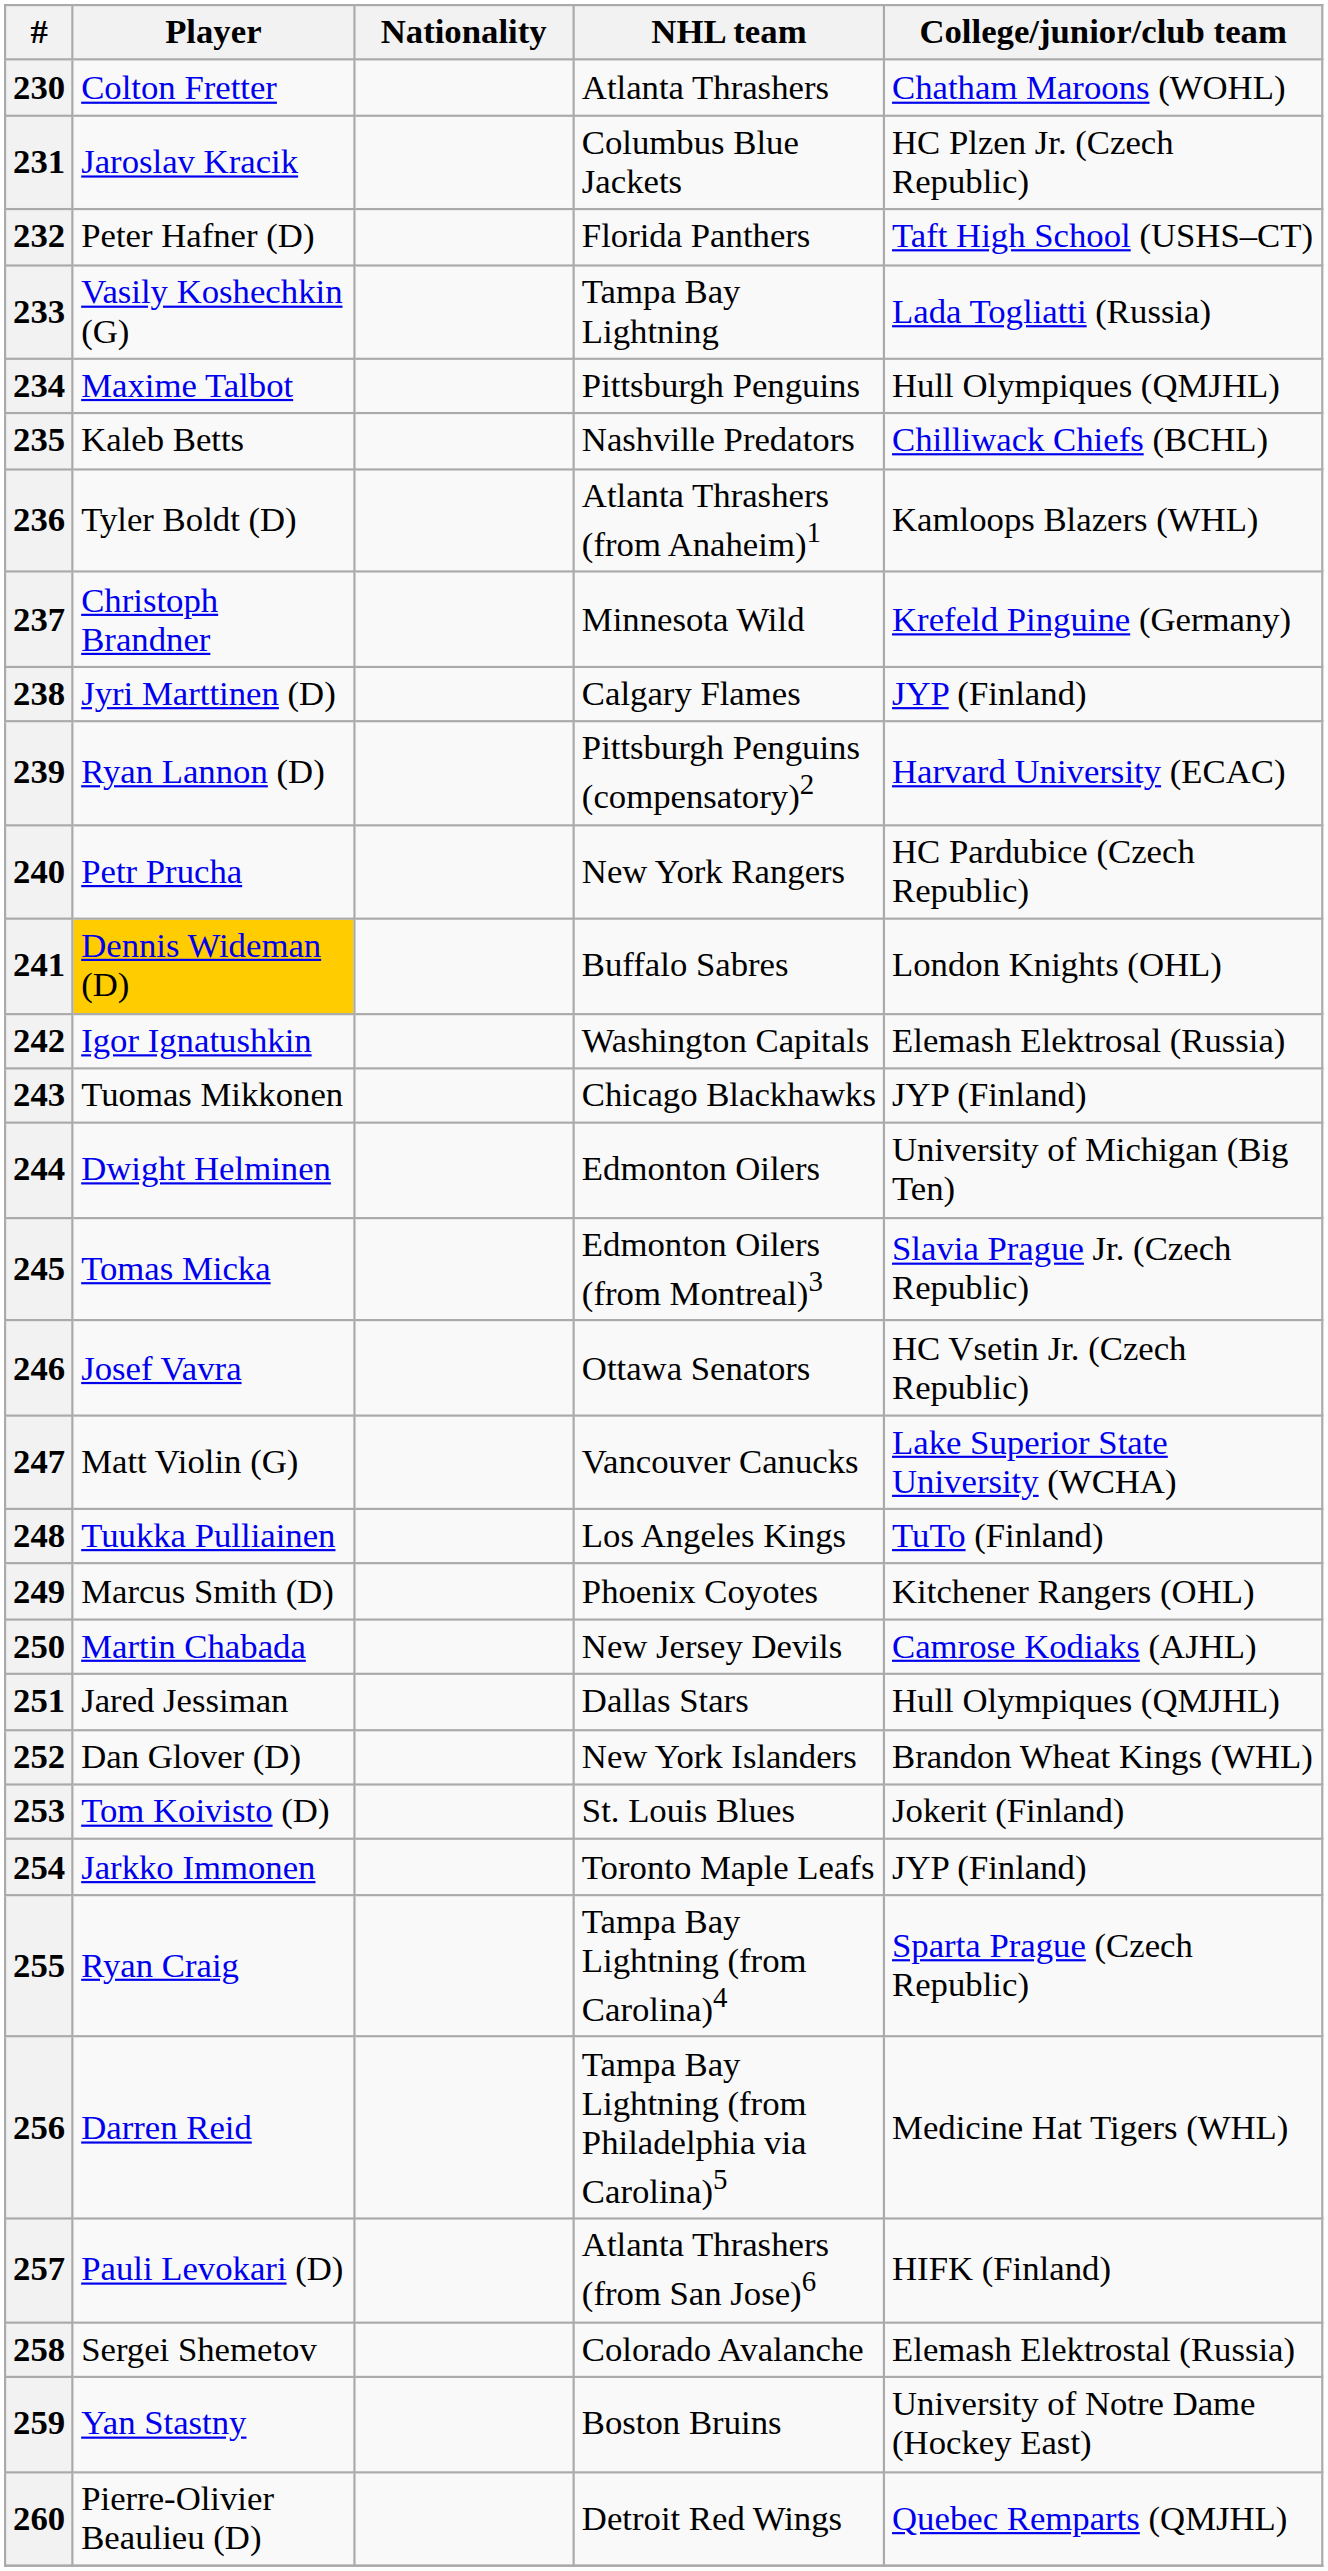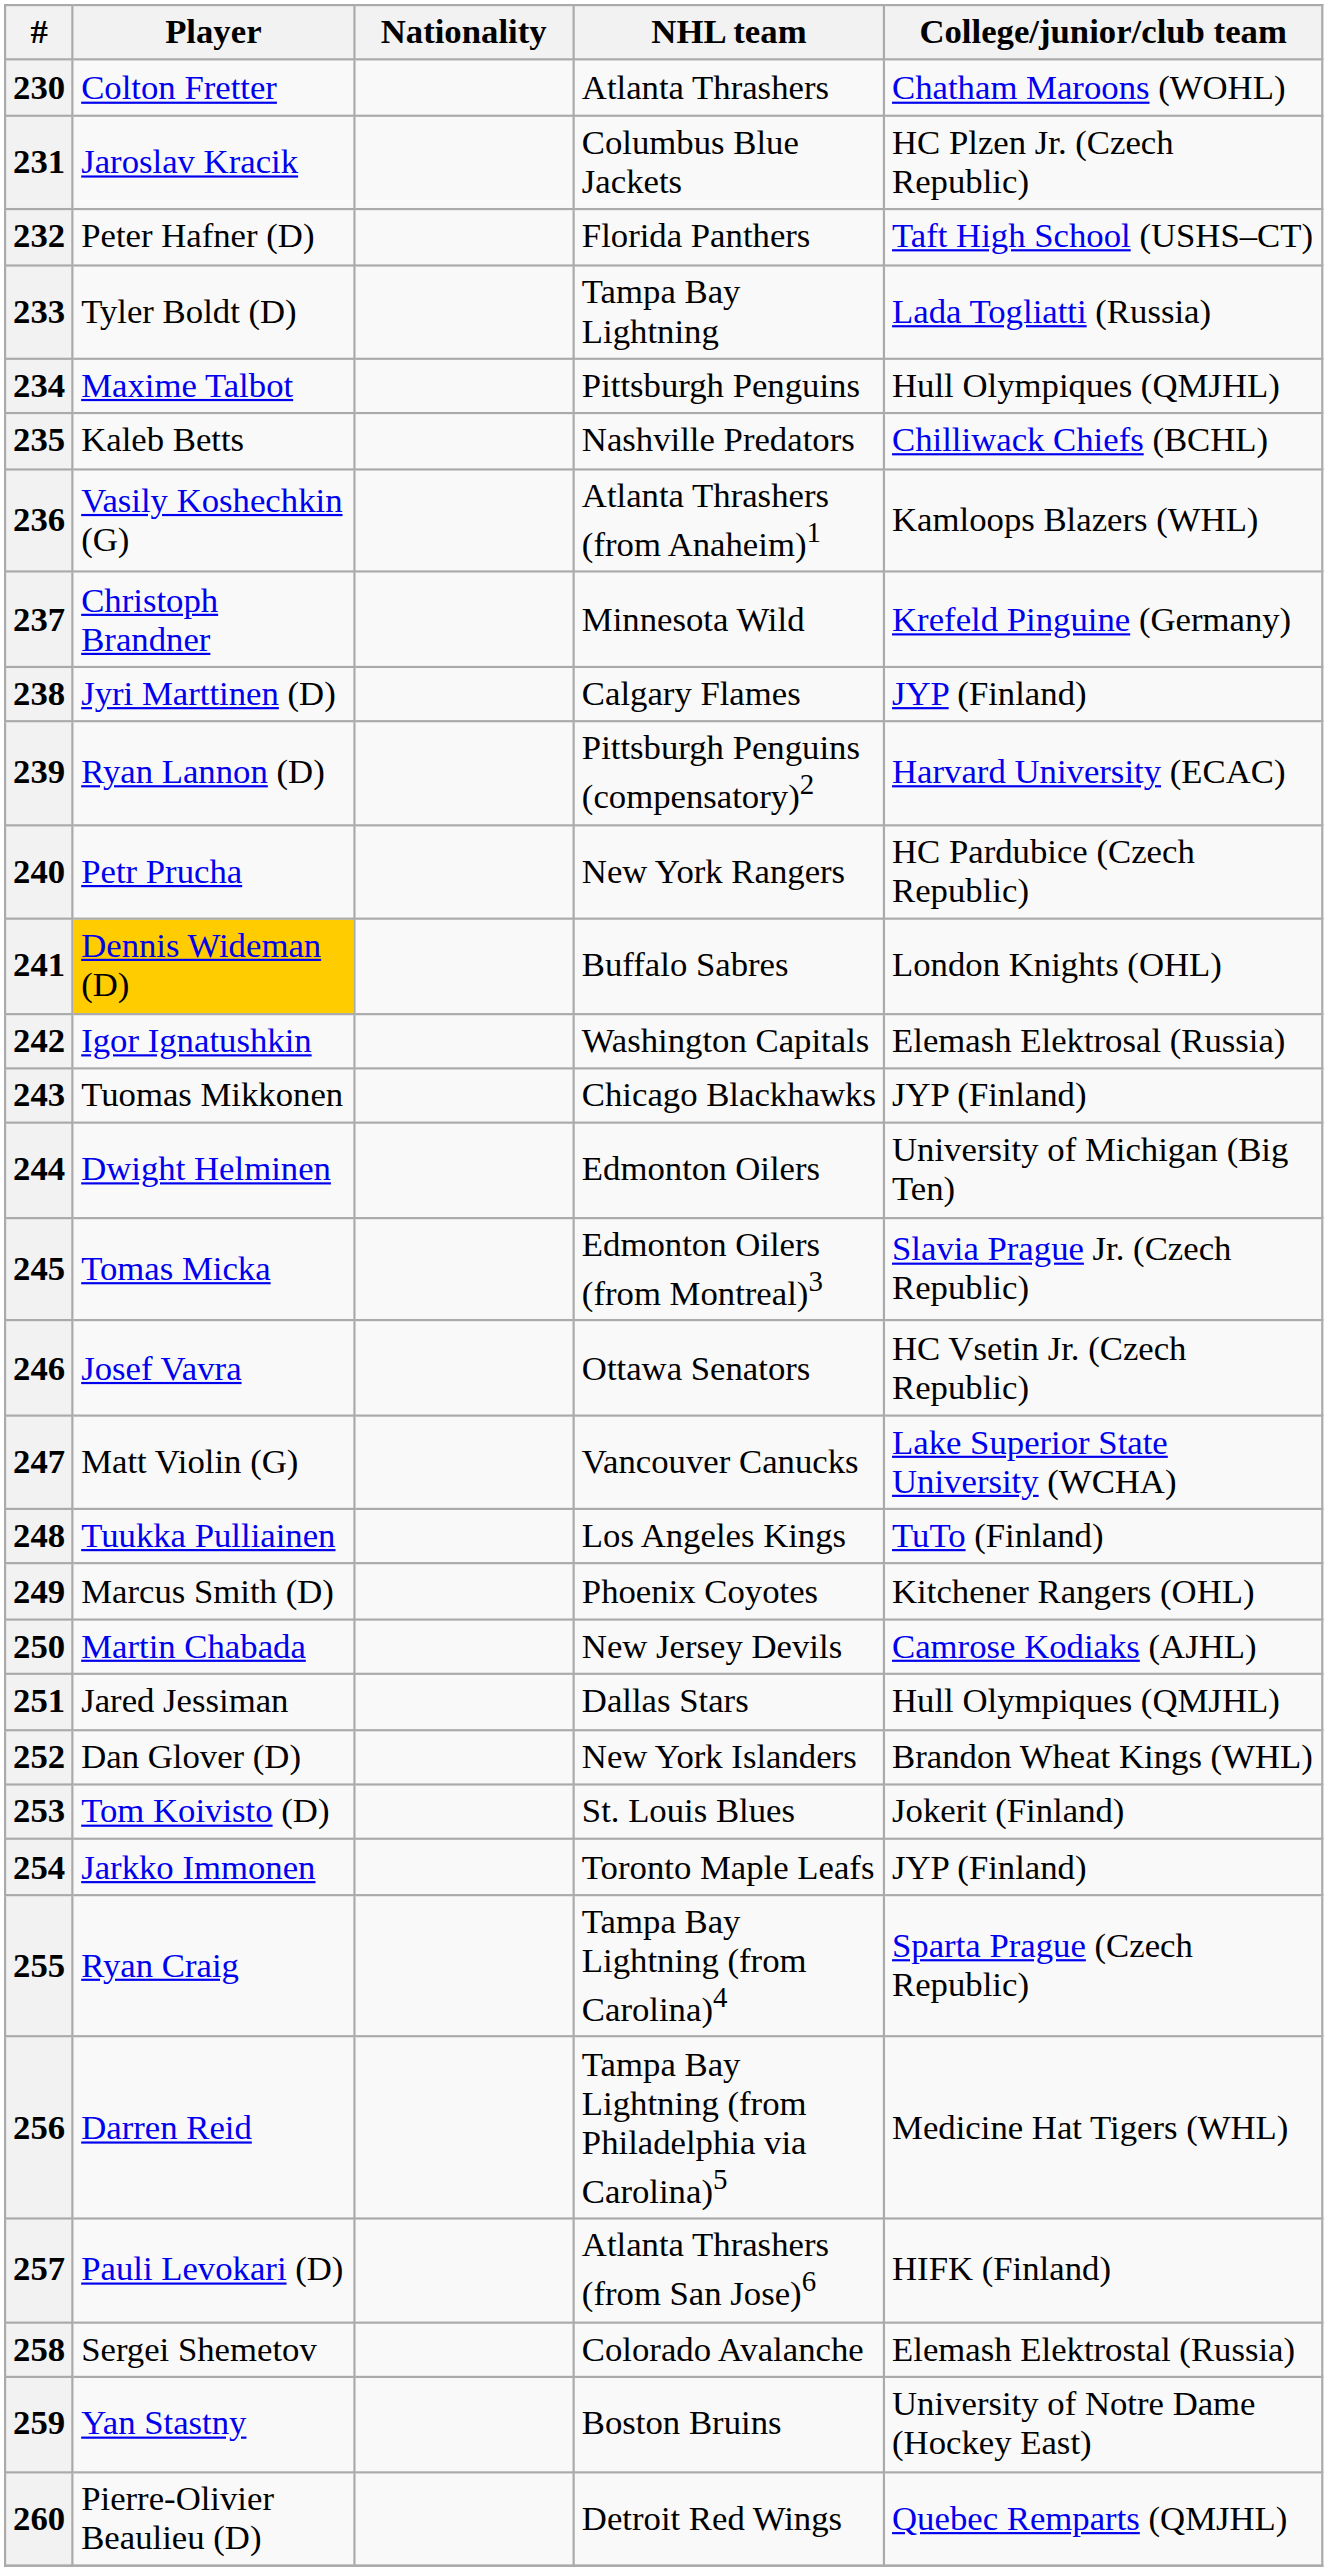(212, 310) Vasily Koshechkin (G) -> (189, 310) Tyler Boldt (D)
(189, 519) Tyler Boldt (D) -> (212, 519) Vasily Koshechkin (G)
